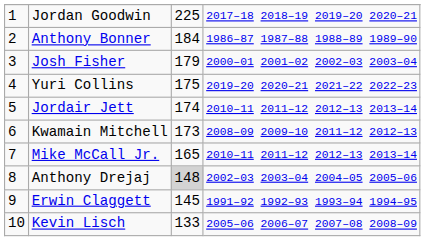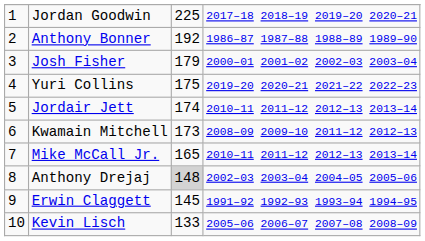(187, 39) 184 -> (187, 39) 192
